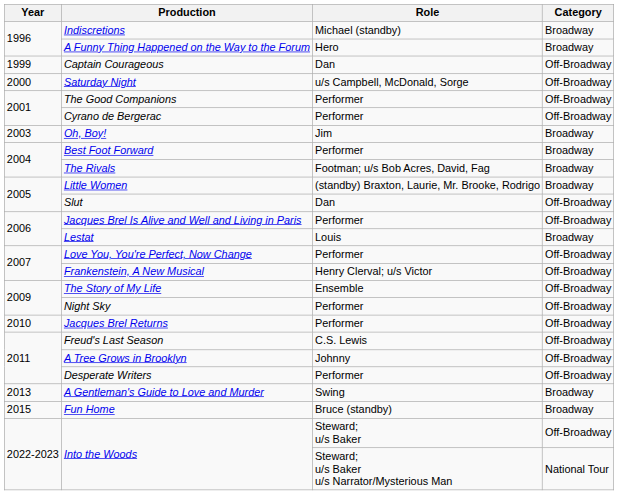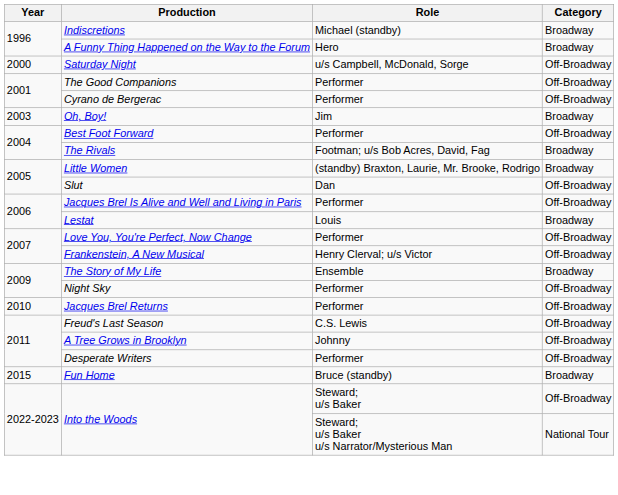- row: (114, 64)
(569, 151) Broadway -> (578, 133) Off-Broadway
(578, 289) Off-Broadway -> (569, 271) Broadway
- row: (164, 392)
